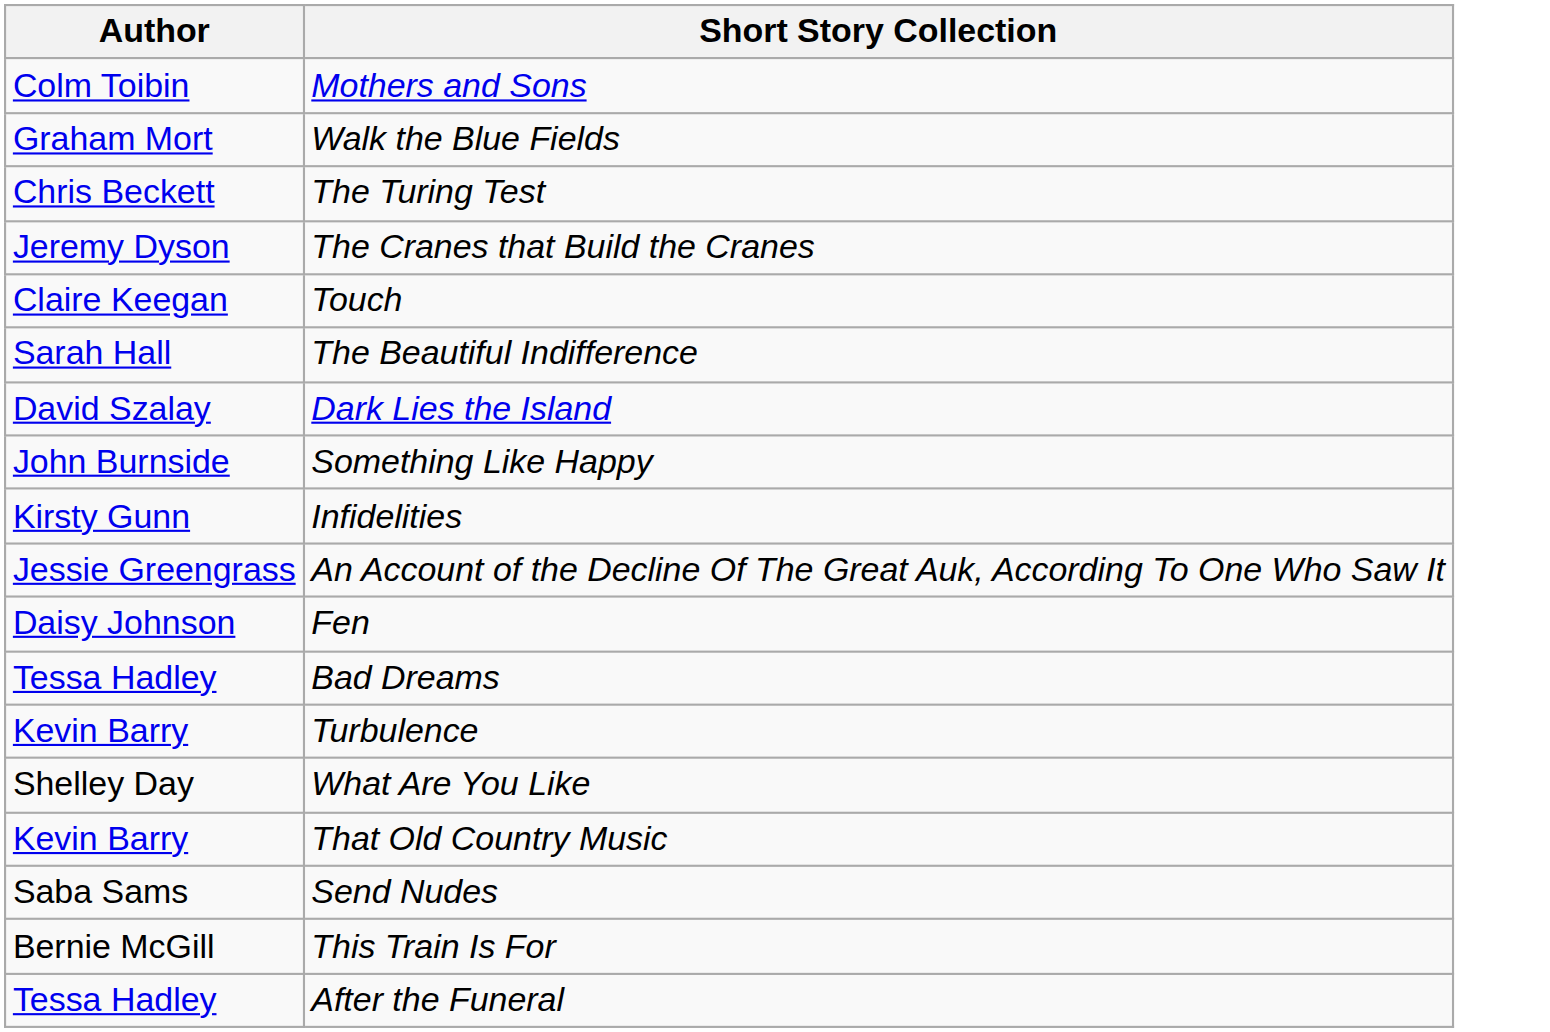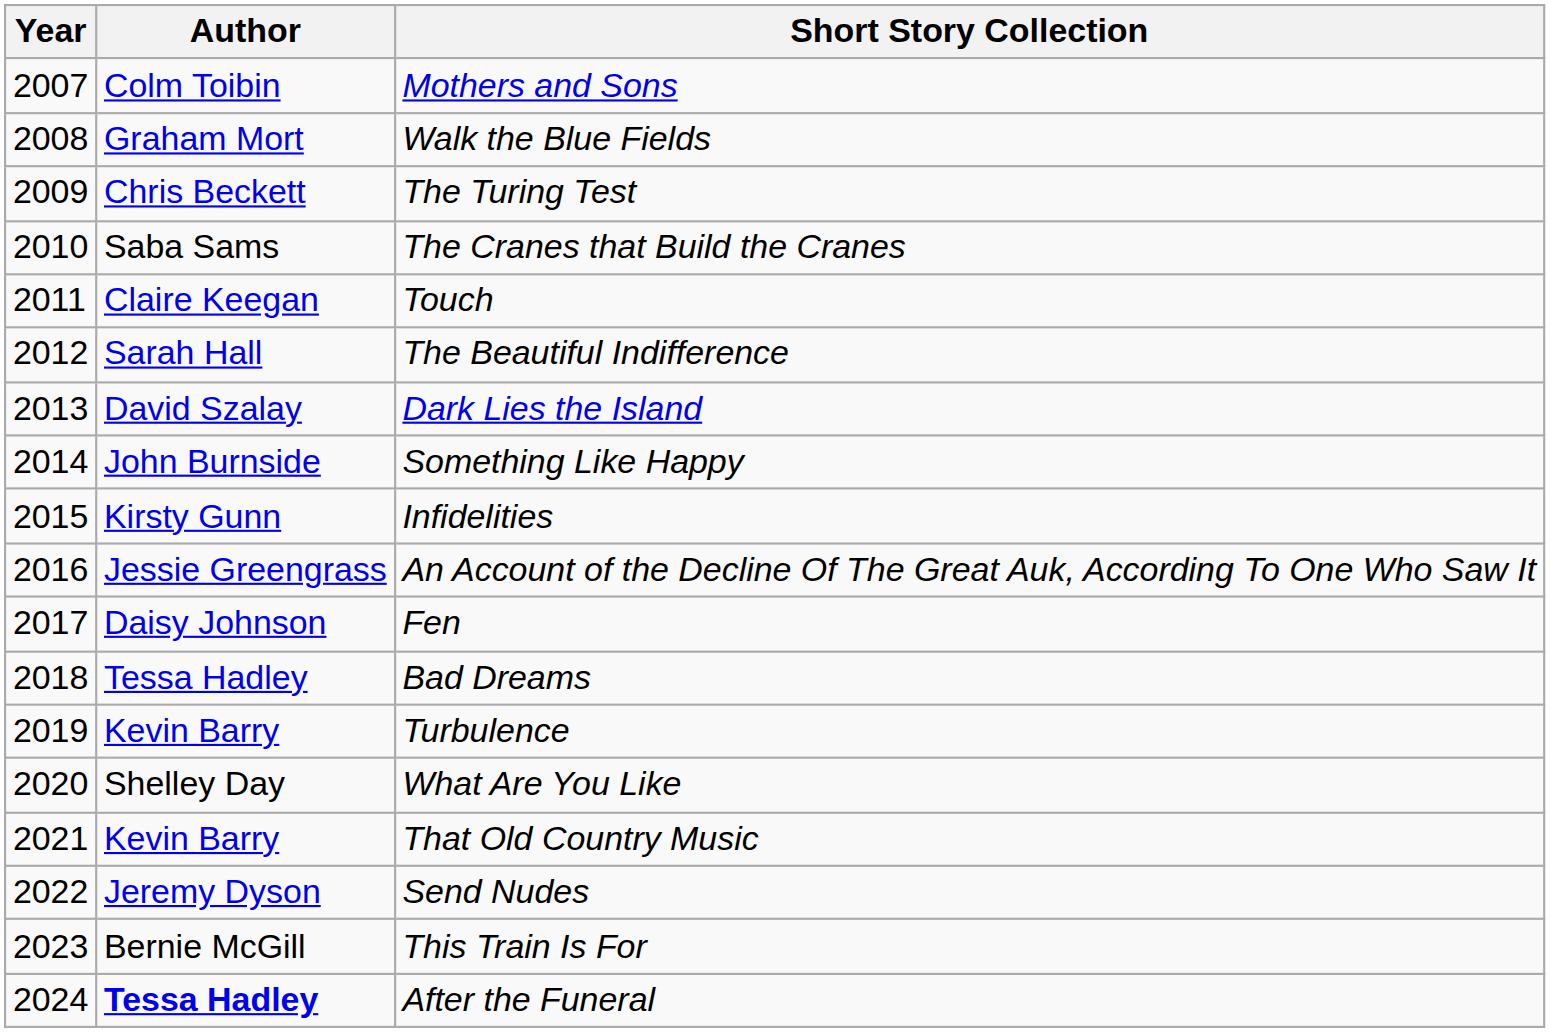+ column: (51, 31)
(121, 246) Jeremy Dyson -> (192, 246) Saba Sams
(101, 892) Saba Sams -> (212, 892) Jeremy Dyson
(115, 999) normal -> (211, 999) bold
